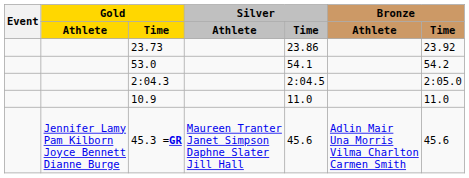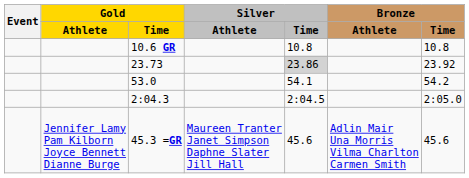+ row: (153, 47)
(303, 47) no background -> (303, 64) lightgrey background
- row: (144, 99)
